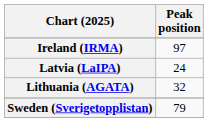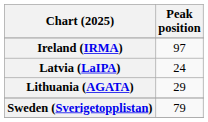(179, 87) 32 -> (179, 87) 29
